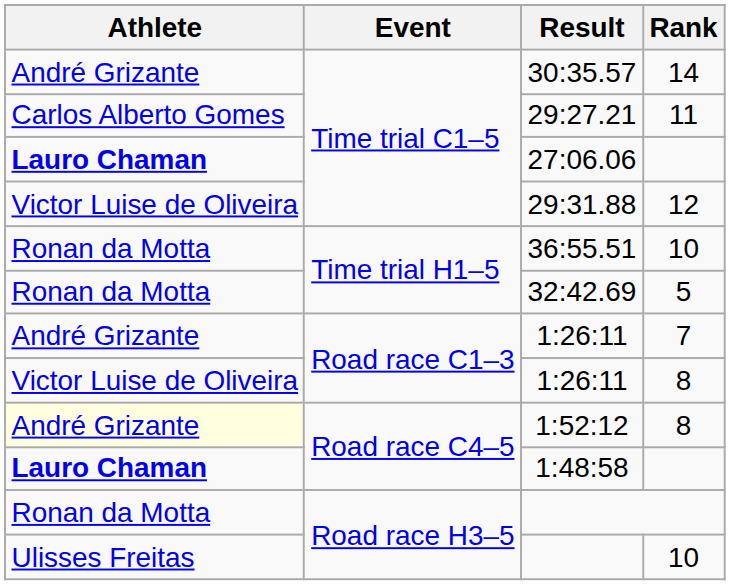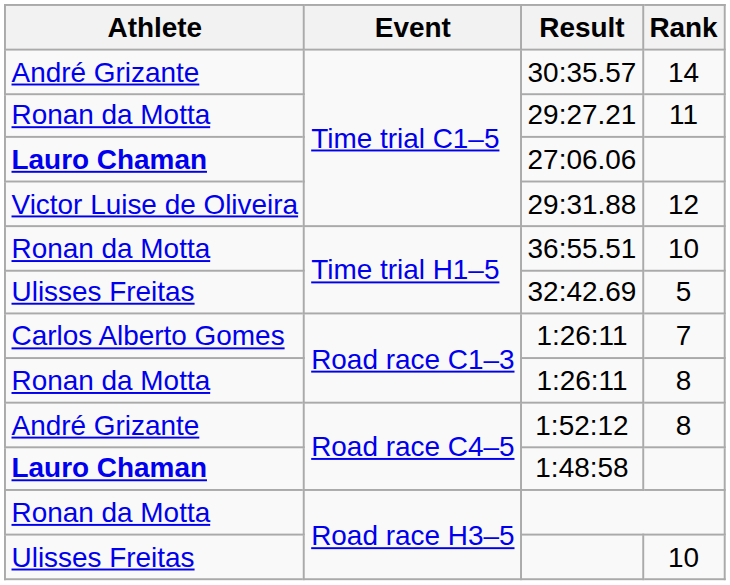(148, 116) Carlos Alberto Gomes -> (111, 116) Ronan da Motta
(111, 292) Ronan da Motta -> (103, 292) Ulisses Freitas
(105, 336) André Grizante -> (148, 336) Carlos Alberto Gomes
(155, 381) Victor Luise de Oliveira -> (111, 381) Ronan da Motta
(105, 425) lightyellow background -> (105, 425) no background
